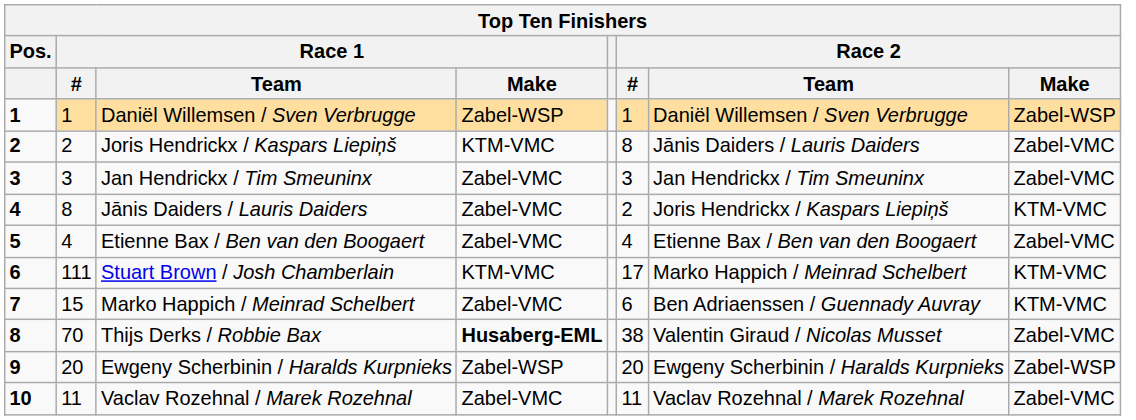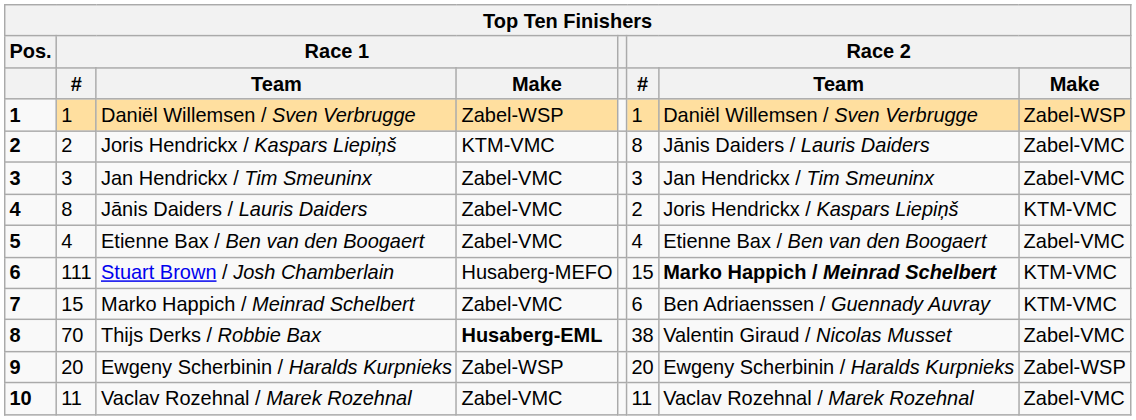(508, 272) KTM-VMC -> (537, 272) Husaberg-MEFO
(633, 272) 17 -> (643, 272) 15
(810, 272) normal -> (830, 272) bold
